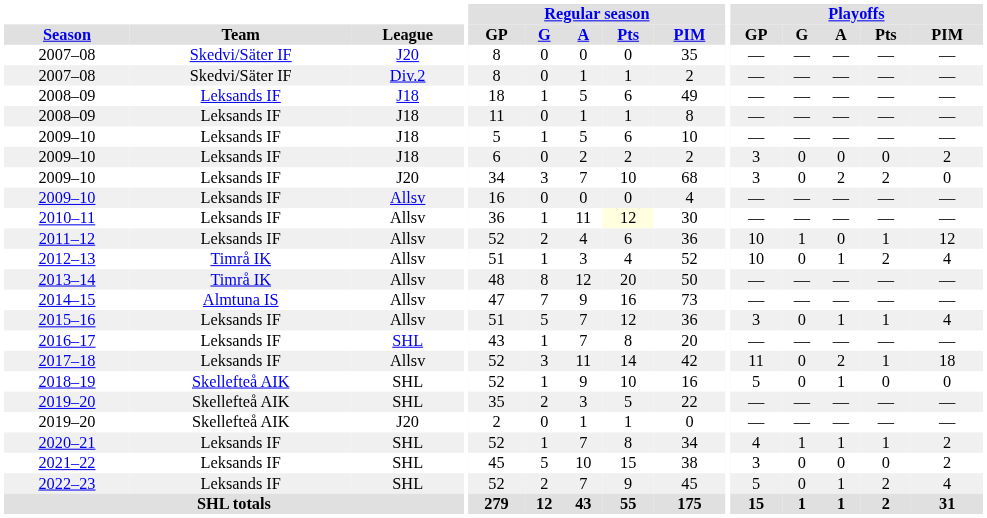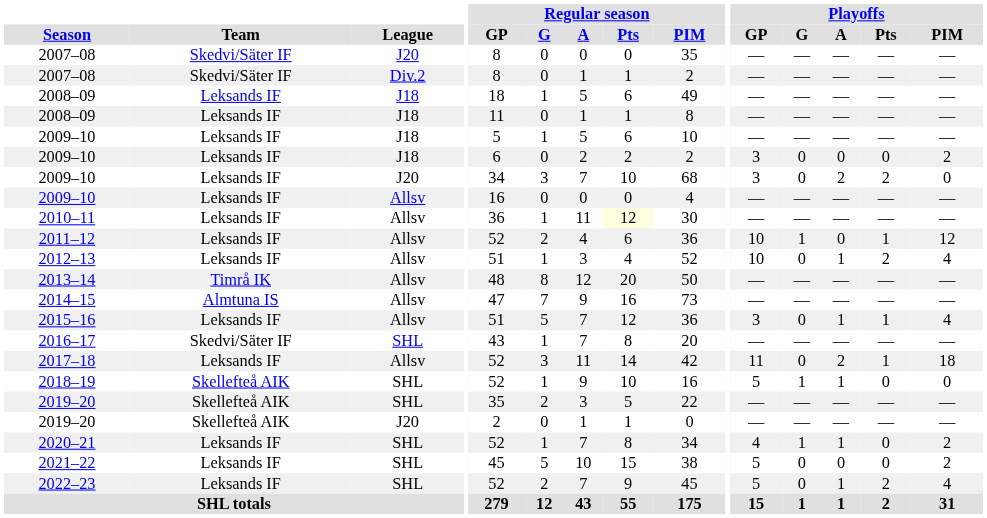(241, 258) Timrå IK -> (241, 258) Leksands IF
(241, 340) Leksands IF -> (241, 340) Skedvi/Säter IF
(802, 381) 0 -> (802, 381) 1
(886, 442) 1 -> (886, 442) 0
(756, 462) 3 -> (756, 462) 5
